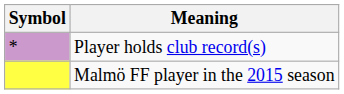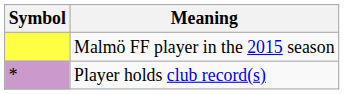rows swapped: (204, 74) <-> (170, 46)
